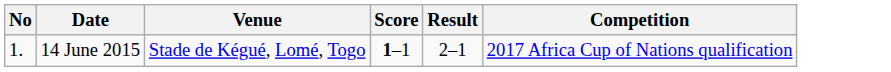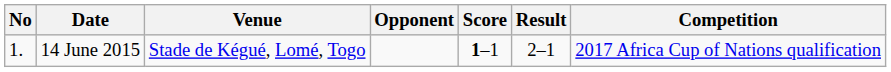+ column: (414, 19)
